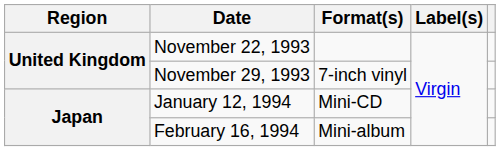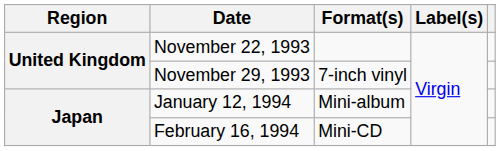(350, 103) Mini-CD -> (362, 103) Mini-album
(362, 131) Mini-album -> (350, 131) Mini-CD
